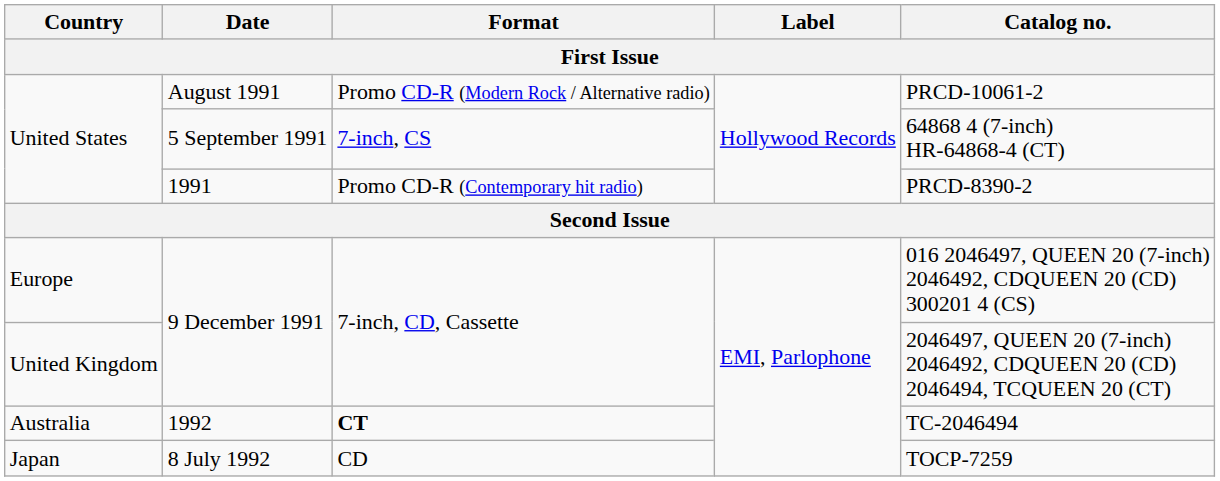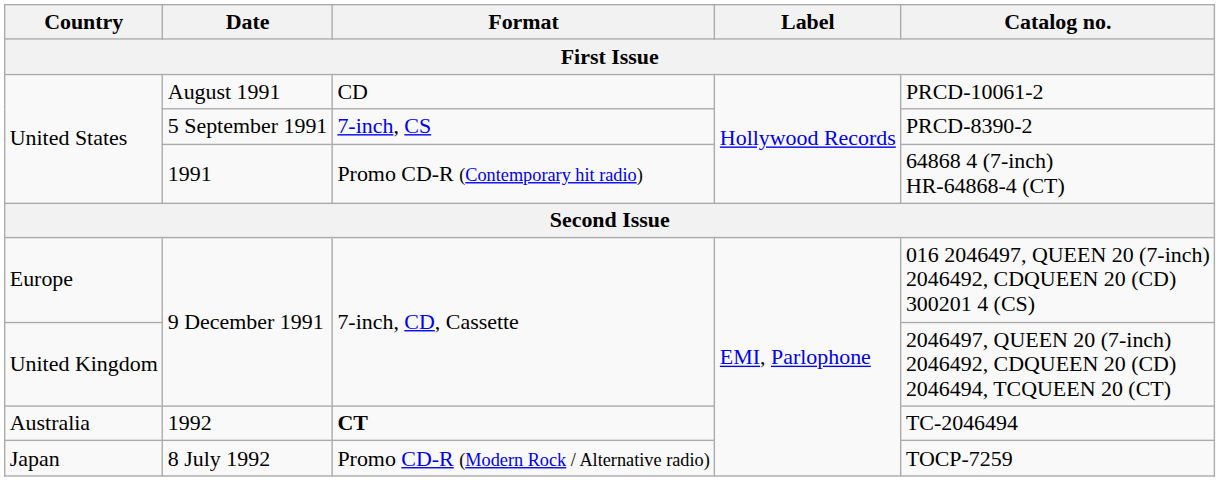(524, 91) Promo CD-R (Modern Rock / Alternative radio) -> (353, 91) CD
(985, 138) 64868 4 (7-inch) HR-64868-4 (CT) -> (969, 126) PRCD-8390-2
(969, 185) PRCD-8390-2 -> (985, 173) 64868 4 (7-inch) HR-64868-4 (CT)
(353, 458) CD -> (524, 458) Promo CD-R (Modern Rock / Alternative radio)
